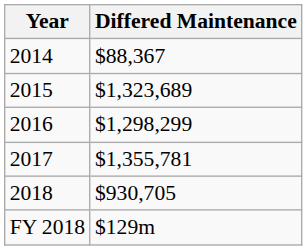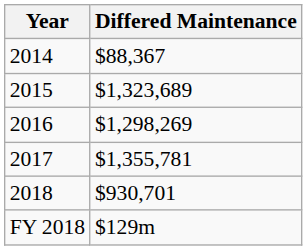(144, 124) $1,298,299 -> (144, 124) $1,298,269
(136, 192) $930,705 -> (136, 192) $930,701
